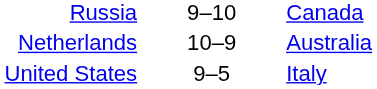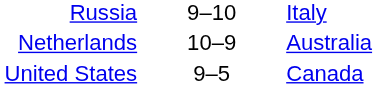(325, 12) Canada -> (306, 12) Italy
(306, 73) Italy -> (325, 73) Canada
